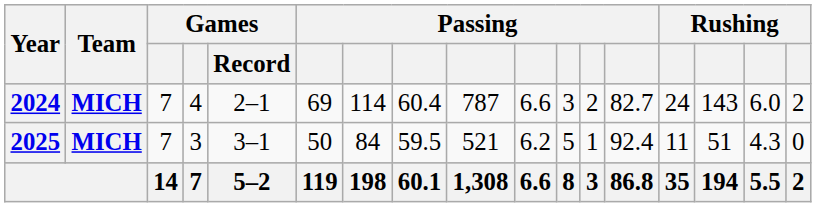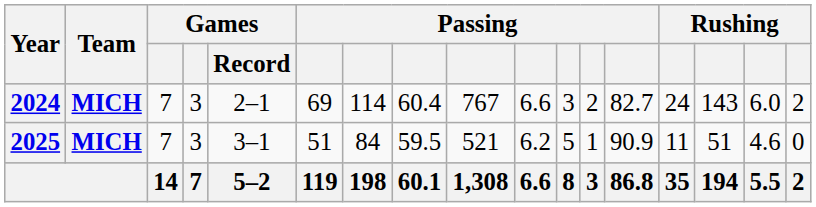(196, 102) 4 -> (196, 102) 3
(480, 102) 787 -> (480, 102) 767
(320, 142) 50 -> (320, 142) 51
(632, 142) 92.4 -> (632, 142) 90.9
(765, 142) 4.3 -> (765, 142) 4.6
